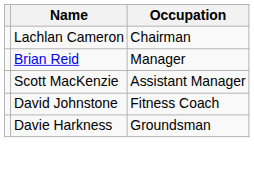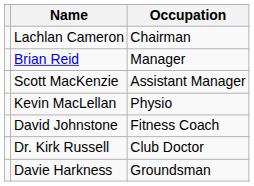+ row: (69, 104)
+ row: (69, 148)
